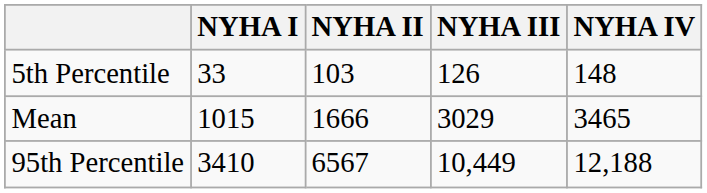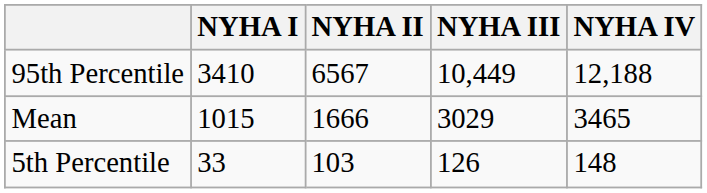rows swapped: (91, 72) <-> (98, 163)
